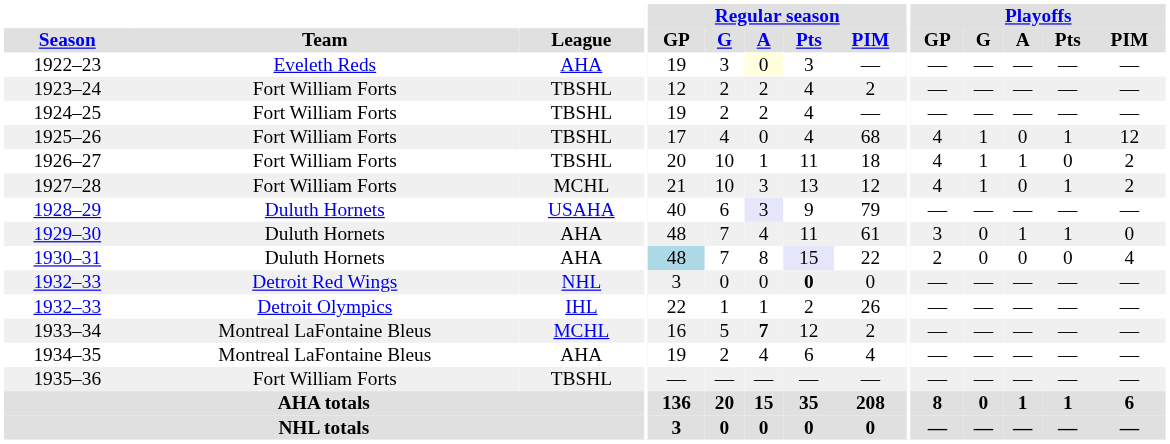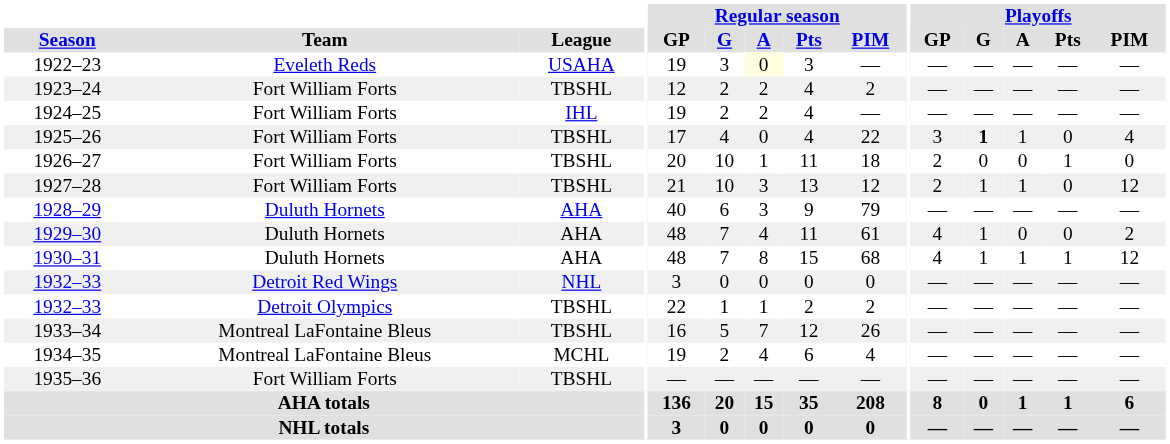(581, 64) AHA -> (581, 64) USAHA
(581, 112) TBSHL -> (581, 112) IHL
(870, 136) 68 -> (870, 136) 22
(937, 136) 4 -> (937, 136) 3
(983, 136) normal -> (983, 136) bold
(1023, 136) 0 -> (1023, 136) 1
(1068, 136) 1 -> (1068, 136) 0
(1129, 136) 12 -> (1129, 136) 4
(937, 161) 4 -> (937, 161) 2
(983, 161) 1 -> (983, 161) 0
(1023, 161) 1 -> (1023, 161) 0
(1068, 161) 0 -> (1068, 161) 1
(1129, 161) 2 -> (1129, 161) 0
(581, 185) MCHL -> (581, 185) TBSHL
(937, 185) 4 -> (937, 185) 2
(1023, 185) 0 -> (1023, 185) 1
(1068, 185) 1 -> (1068, 185) 0
(1129, 185) 2 -> (1129, 185) 12
(581, 209) USAHA -> (581, 209) AHA
(764, 209) lavender background -> (764, 209) no background
(937, 233) 3 -> (937, 233) 4
(983, 233) 0 -> (983, 233) 1
(1023, 233) 1 -> (1023, 233) 0
(1068, 233) 1 -> (1068, 233) 0
(1129, 233) 0 -> (1129, 233) 2
(676, 257) lightblue background -> (676, 257) no background
(809, 257) lavender background -> (809, 257) no background
(870, 257) 22 -> (870, 257) 68
(937, 257) 2 -> (937, 257) 4
(983, 257) 0 -> (983, 257) 1
(1023, 257) 0 -> (1023, 257) 1
(1068, 257) 0 -> (1068, 257) 1
(1129, 257) 4 -> (1129, 257) 12
(809, 282) bold -> (809, 282) normal
(581, 306) IHL -> (581, 306) TBSHL
(870, 306) 26 -> (870, 306) 2
(581, 330) MCHL -> (581, 330) TBSHL
(764, 330) bold -> (764, 330) normal
(870, 330) 2 -> (870, 330) 26
(581, 354) AHA -> (581, 354) MCHL
